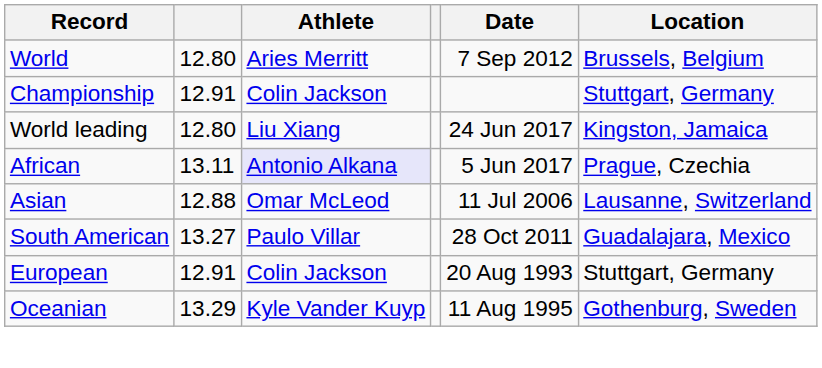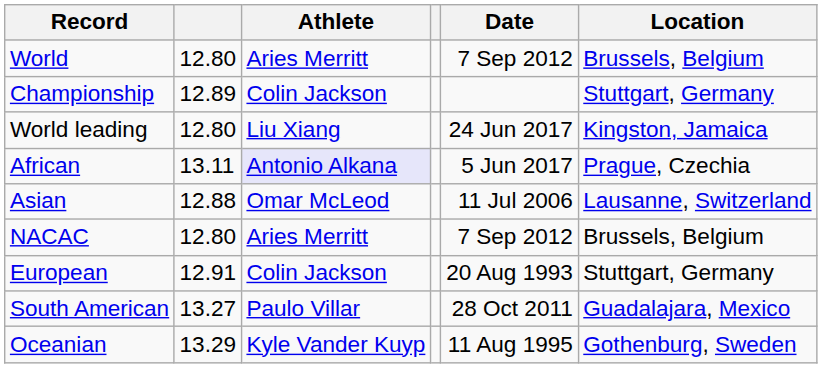(208, 93) 12.91 -> (208, 93) 12.89
+ row: (49, 237)
rows swapped: (90, 237) <-> (59, 272)
